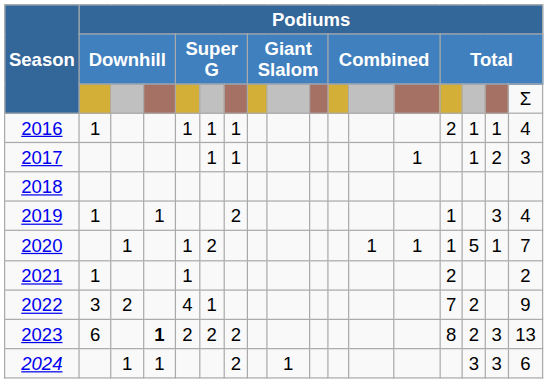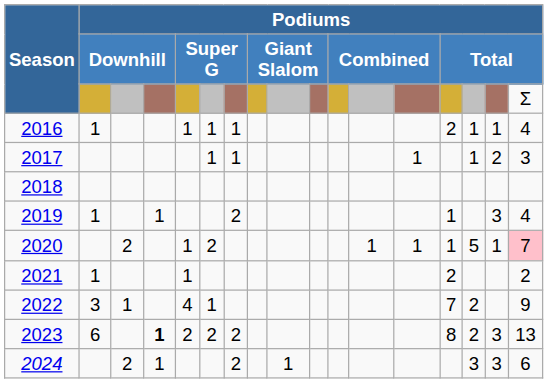(127, 246) 1 -> (127, 246) 2
(526, 246) no background -> (526, 246) pink background
(127, 304) 2 -> (127, 304) 1
(127, 363) 1 -> (127, 363) 2
